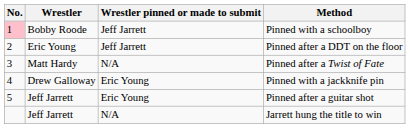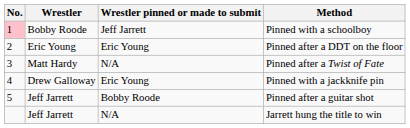(123, 47) Jeff Jarrett -> (125, 47) Eric Young
(125, 98) Eric Young -> (130, 98) Bobby Roode
